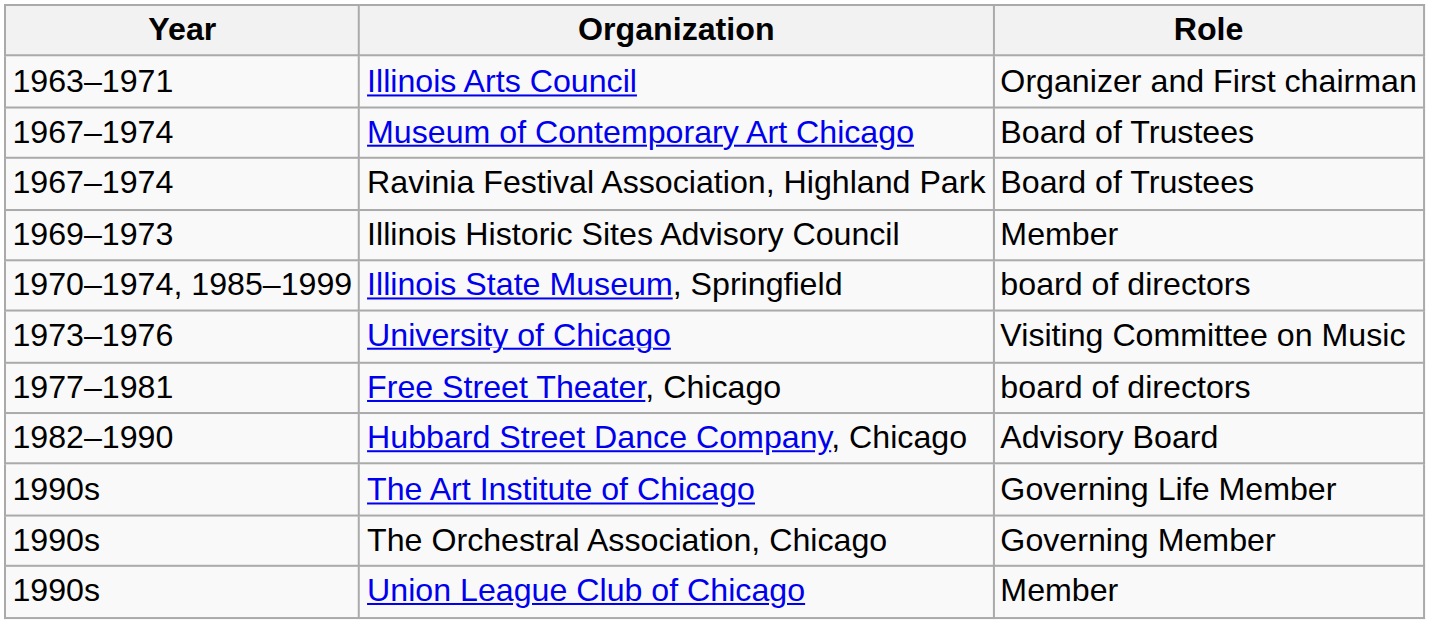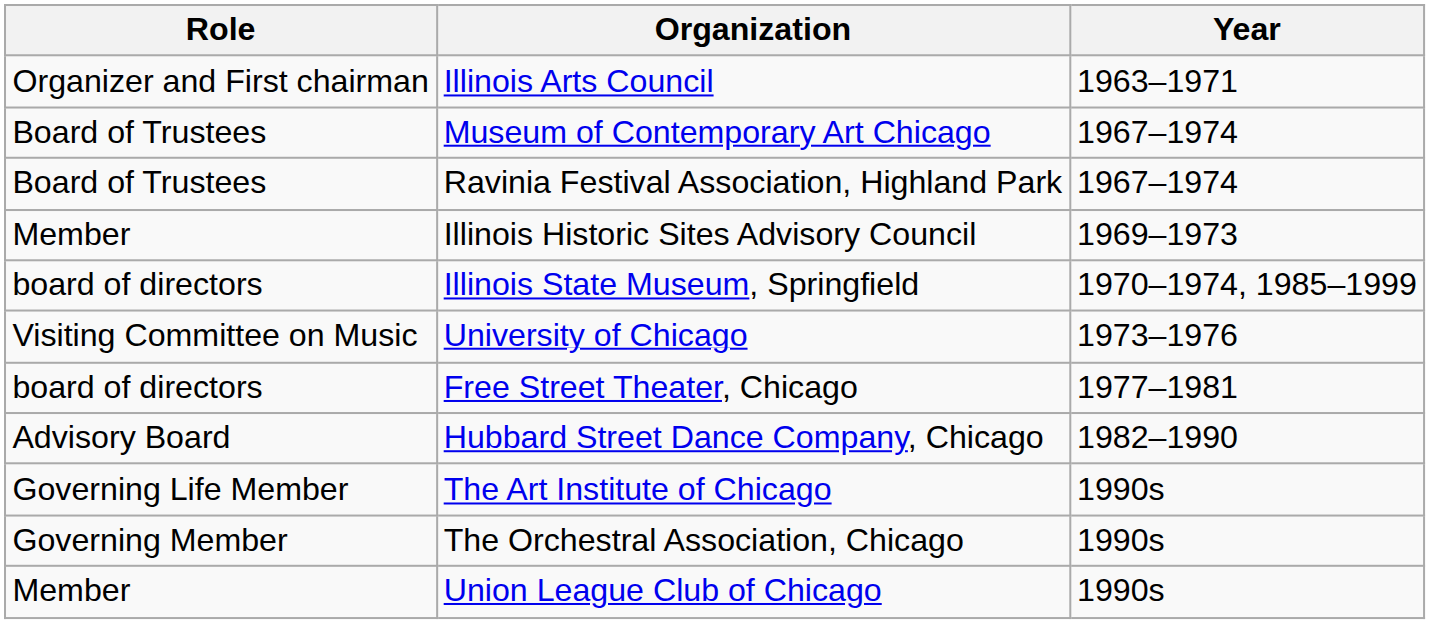columns swapped: (182, 30) <-> (1209, 30)
